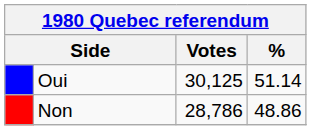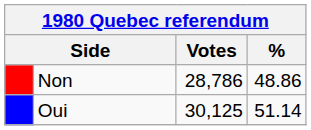rows swapped: (53, 80) <-> (55, 110)
